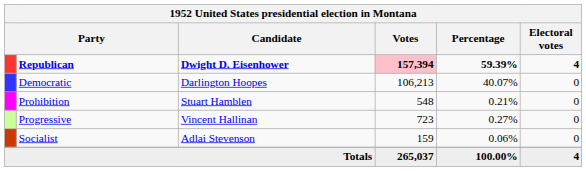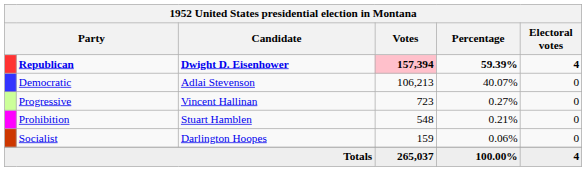(224, 82) Darlington Hoopes -> (218, 82) Adlai Stevenson
rows swapped: (45, 120) <-> (44, 101)
(218, 138) Adlai Stevenson -> (224, 138) Darlington Hoopes
